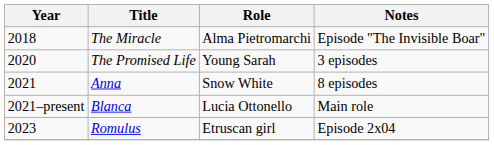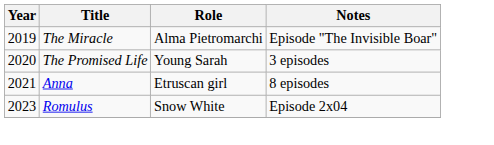(22, 38) 2018 -> (22, 38) 2019
(238, 83) Snow White -> (191, 83) Etruscan girl
- row: (111, 106)
(239, 128) Etruscan girl -> (189, 106) Snow White
